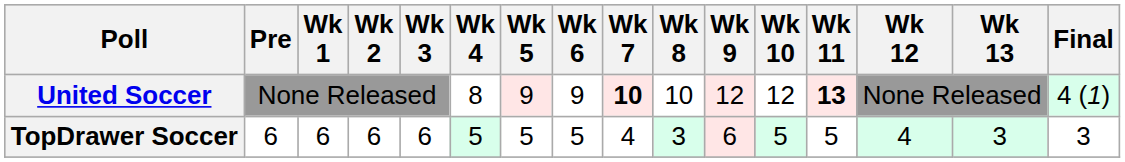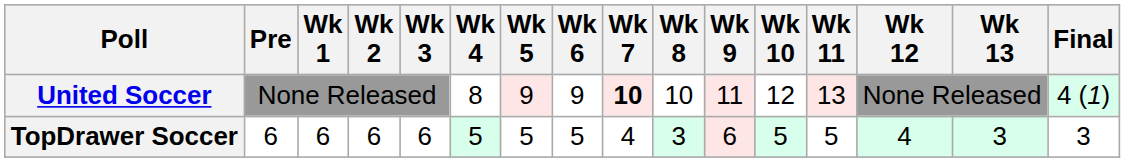(730, 95) 12 -> (730, 95) 11
(831, 95) bold -> (831, 95) normal
